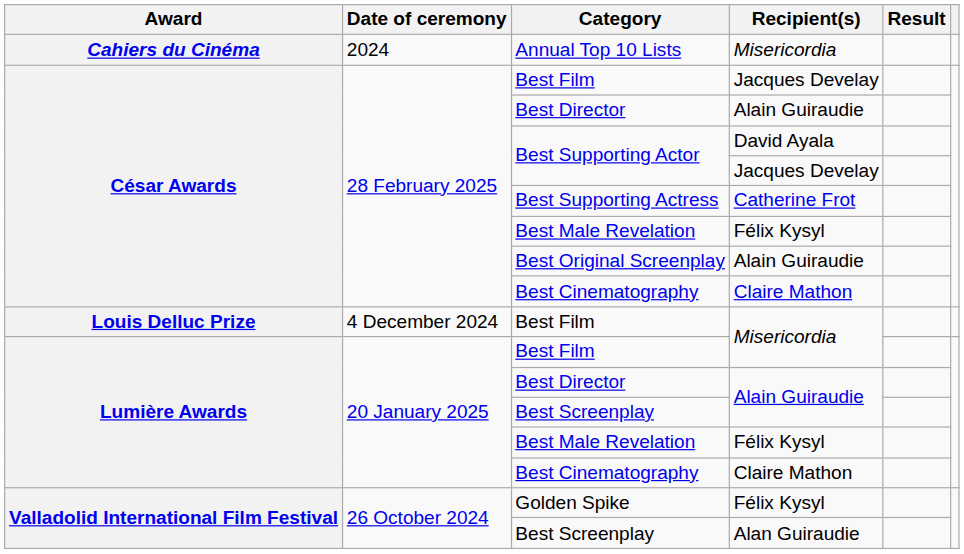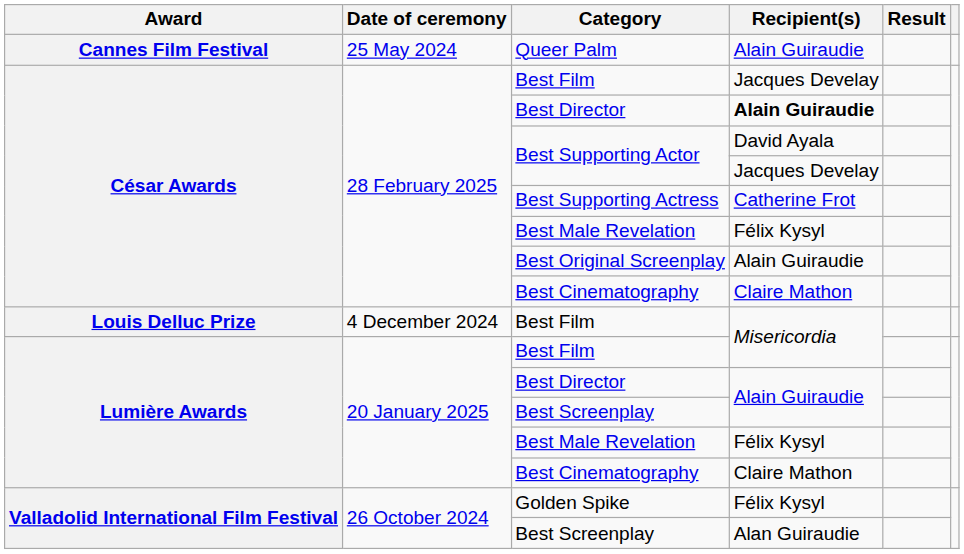- row: (174, 49)
+ row: (174, 49)
(799, 110) normal -> (804, 110) bold
